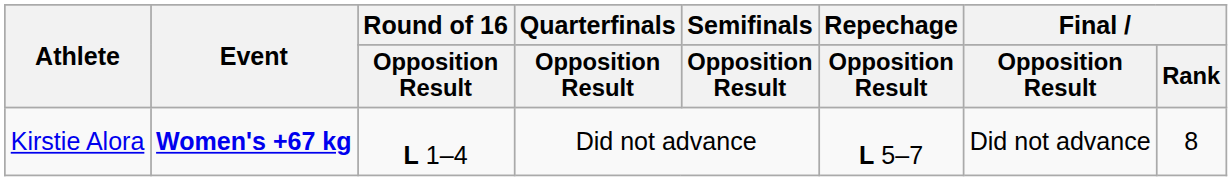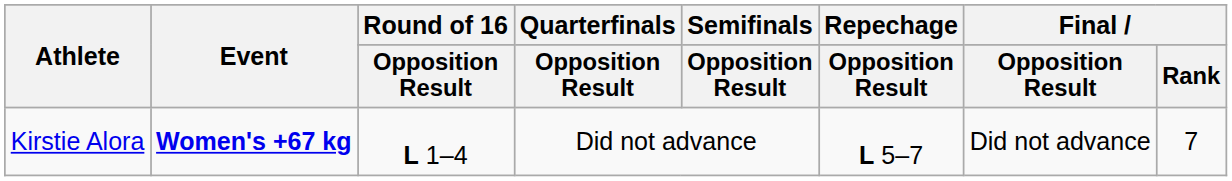(1191, 142) 8 -> (1191, 142) 7
